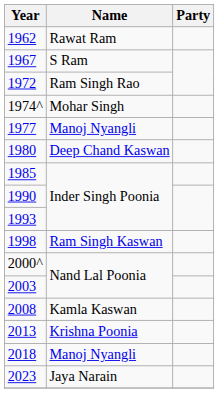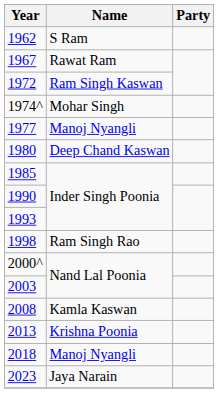(83, 38) Rawat Ram -> (69, 38) S Ram
(69, 60) S Ram -> (83, 60) Rawat Ram
(95, 83) Ram Singh Rao -> (106, 83) Ram Singh Kaswan
(106, 241) Ram Singh Kaswan -> (95, 241) Ram Singh Rao
